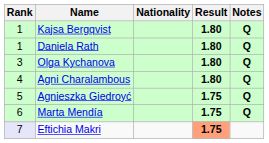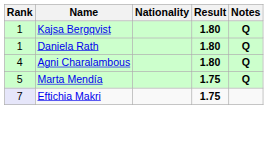- row: (76, 63)
- row: (84, 96)
(20, 113) 6 -> (20, 79) 5
(211, 130) lightsalmon background -> (210, 96) no background
